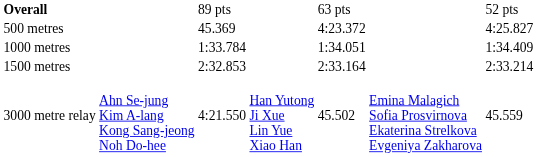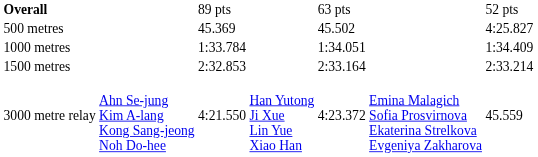(342, 28) 4:23.372 -> (336, 28) 45.502
(336, 115) 45.502 -> (342, 115) 4:23.372
